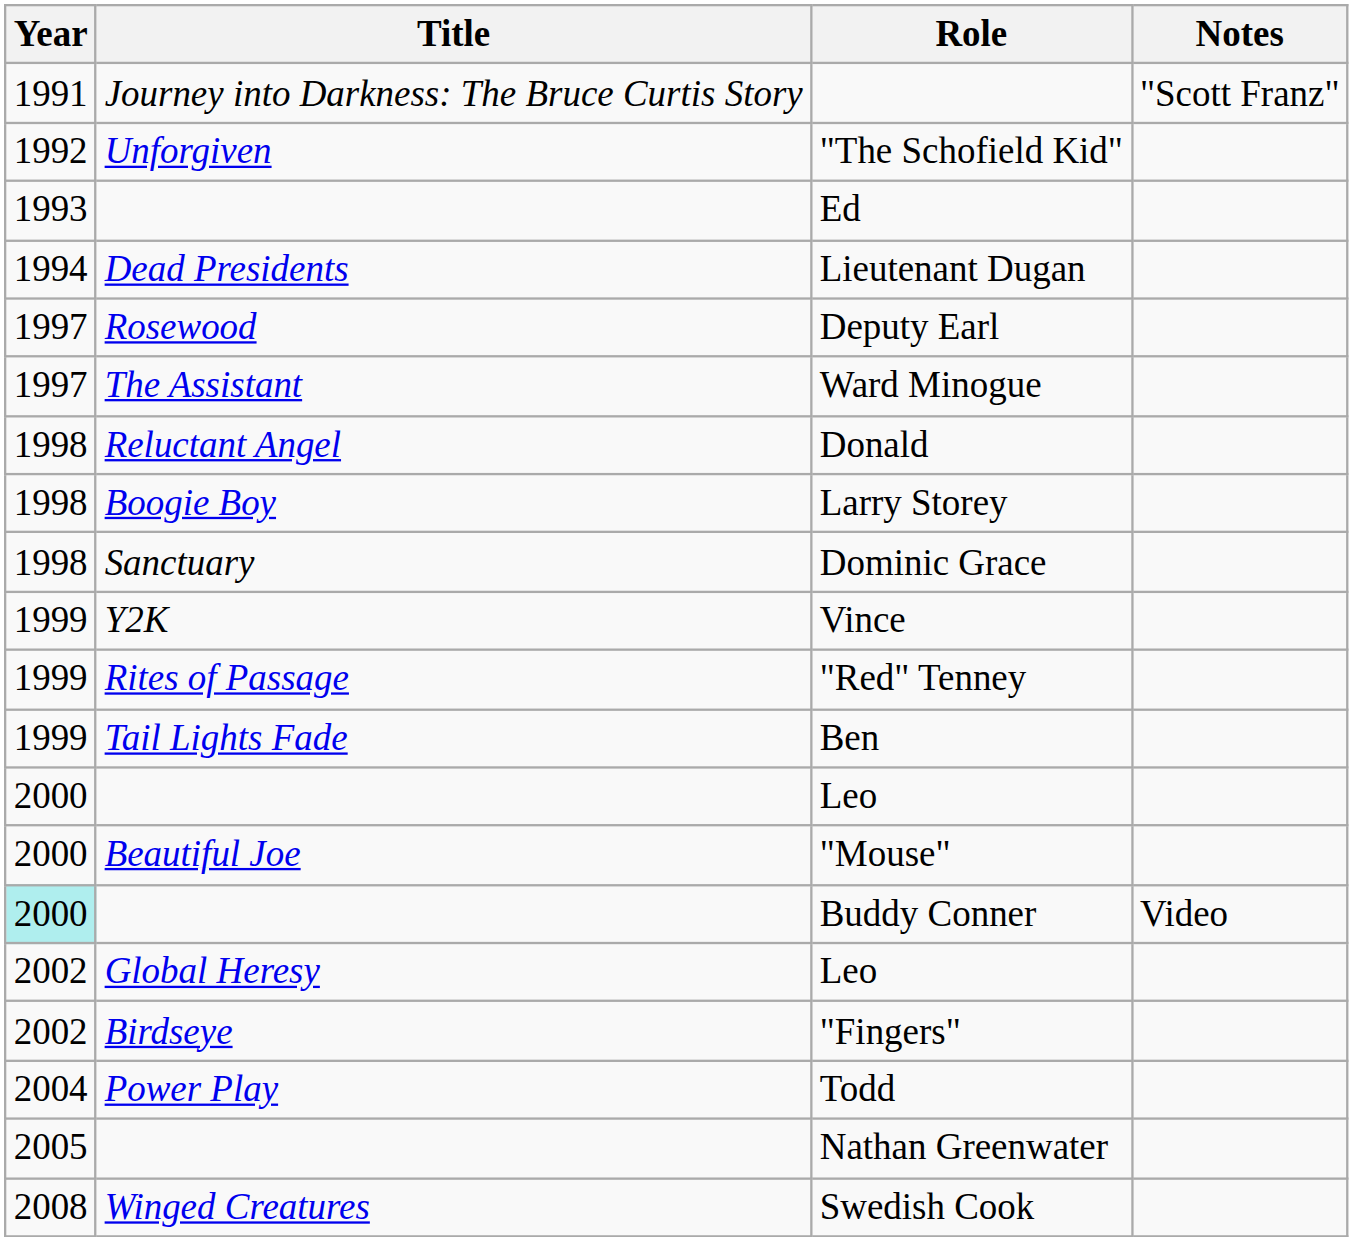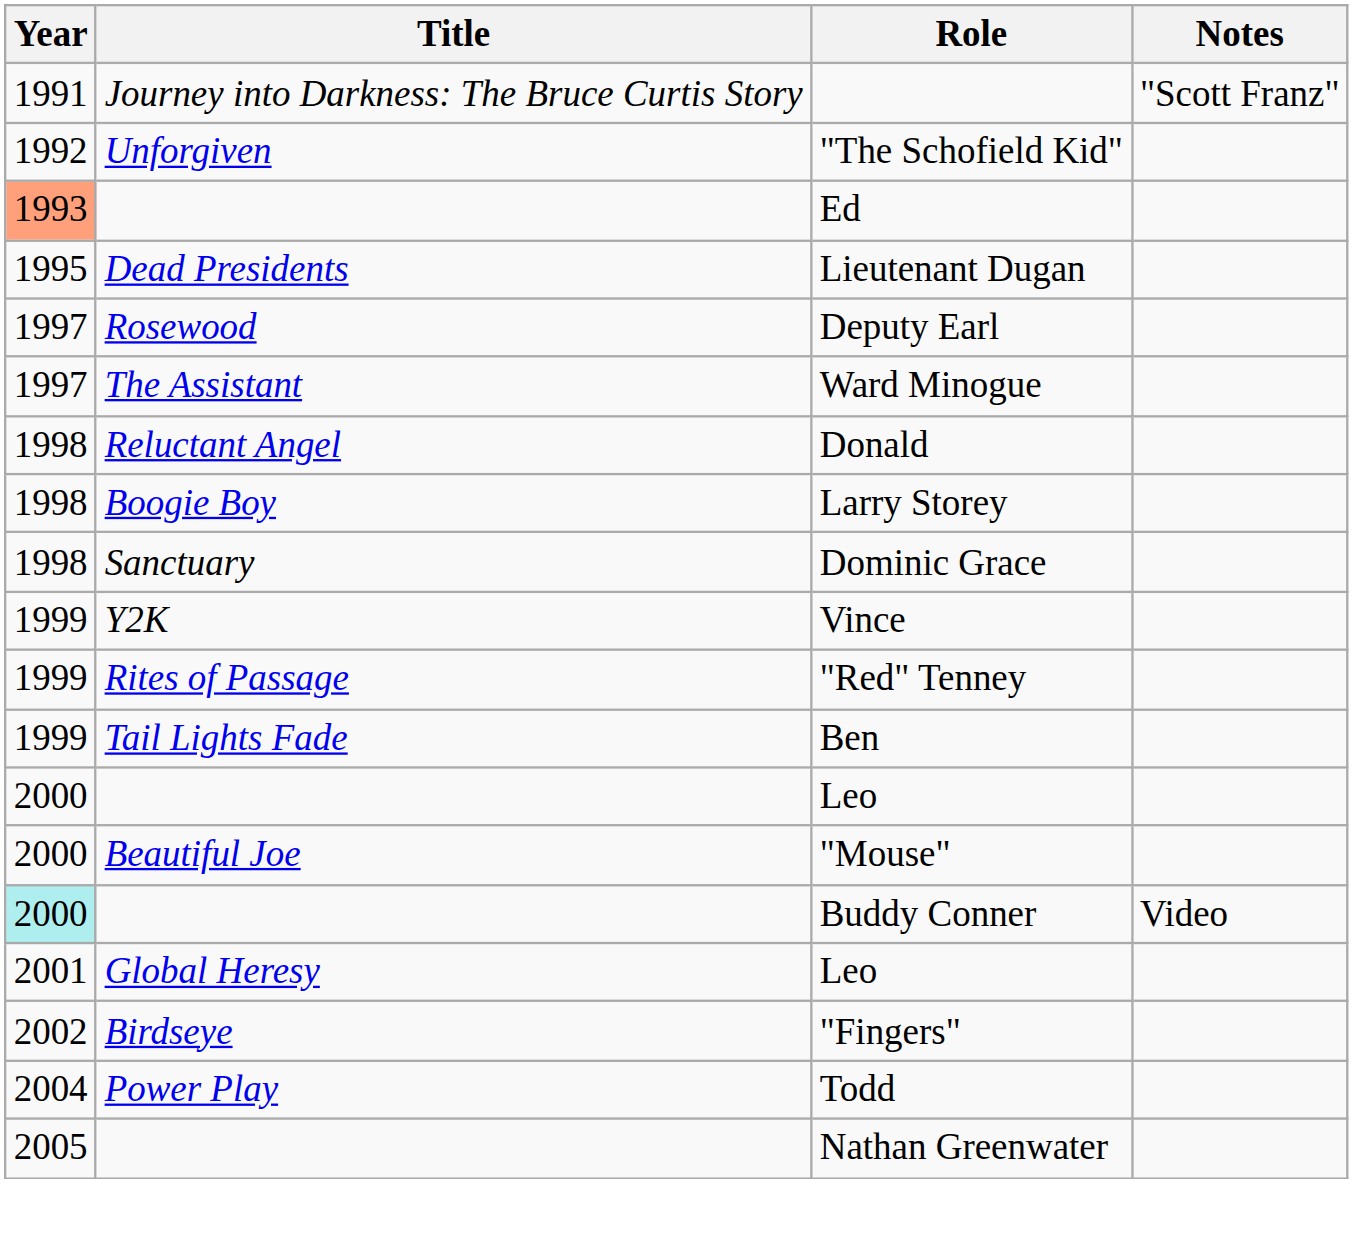(51, 209) no background -> (51, 209) lightsalmon background
(51, 268) 1994 -> (51, 268) 1995
(51, 971) 2002 -> (51, 971) 2001
- row: (237, 1206)
